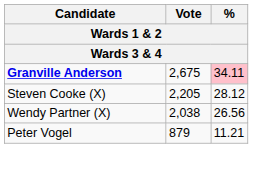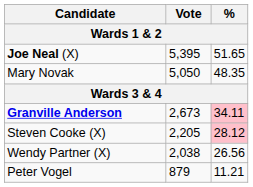+ row: (43, 53)
+ row: (41, 73)
(185, 73) 2,675 -> (185, 113) 2,673
(229, 93) no background -> (229, 133) pink background
